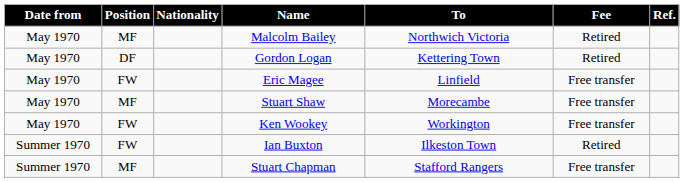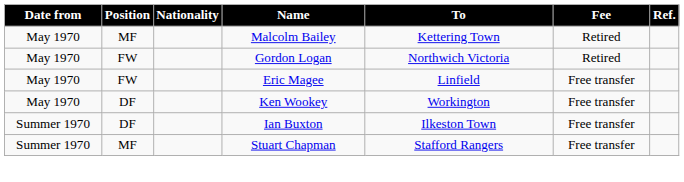(459, 37) Northwich Victoria -> (459, 37) Kettering Town
(127, 58) DF -> (127, 58) FW
(459, 58) Kettering Town -> (459, 58) Northwich Victoria
- row: (293, 102)
(127, 123) FW -> (127, 102) DF
(127, 145) FW -> (127, 123) DF
(601, 145) Retired -> (601, 123) Free transfer
